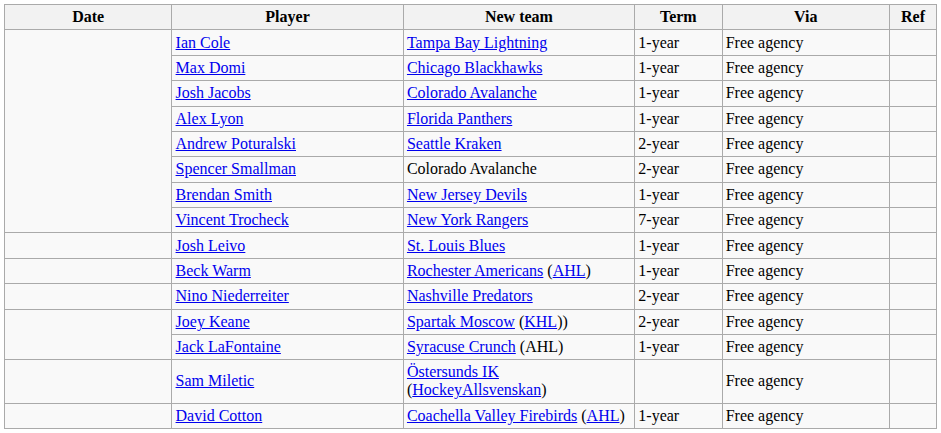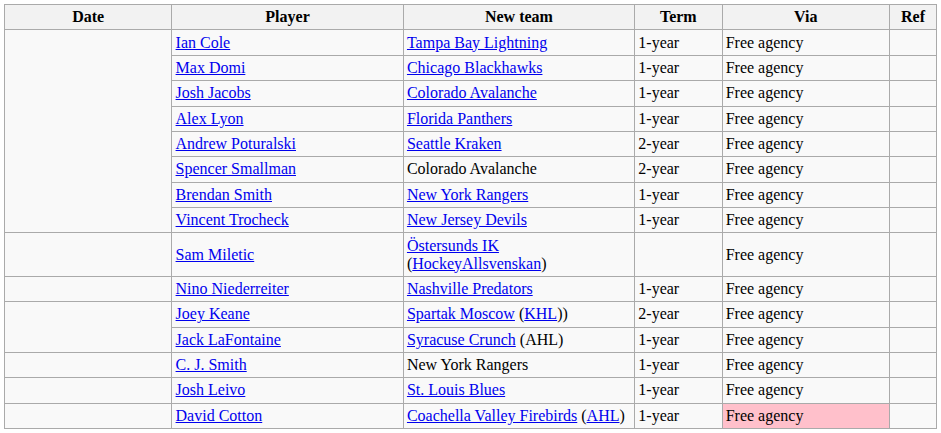(467, 194) New Jersey Devils -> (468, 194) New York Rangers
(468, 220) New York Rangers -> (467, 220) New Jersey Devils
(659, 220) 7-year -> (659, 220) 1-year
rows swapped: (210, 245) <-> (215, 381)
- row: (213, 270)
(659, 296) 2-year -> (659, 288) 1-year
+ row: (211, 365)
(765, 415) no background -> (765, 415) pink background
